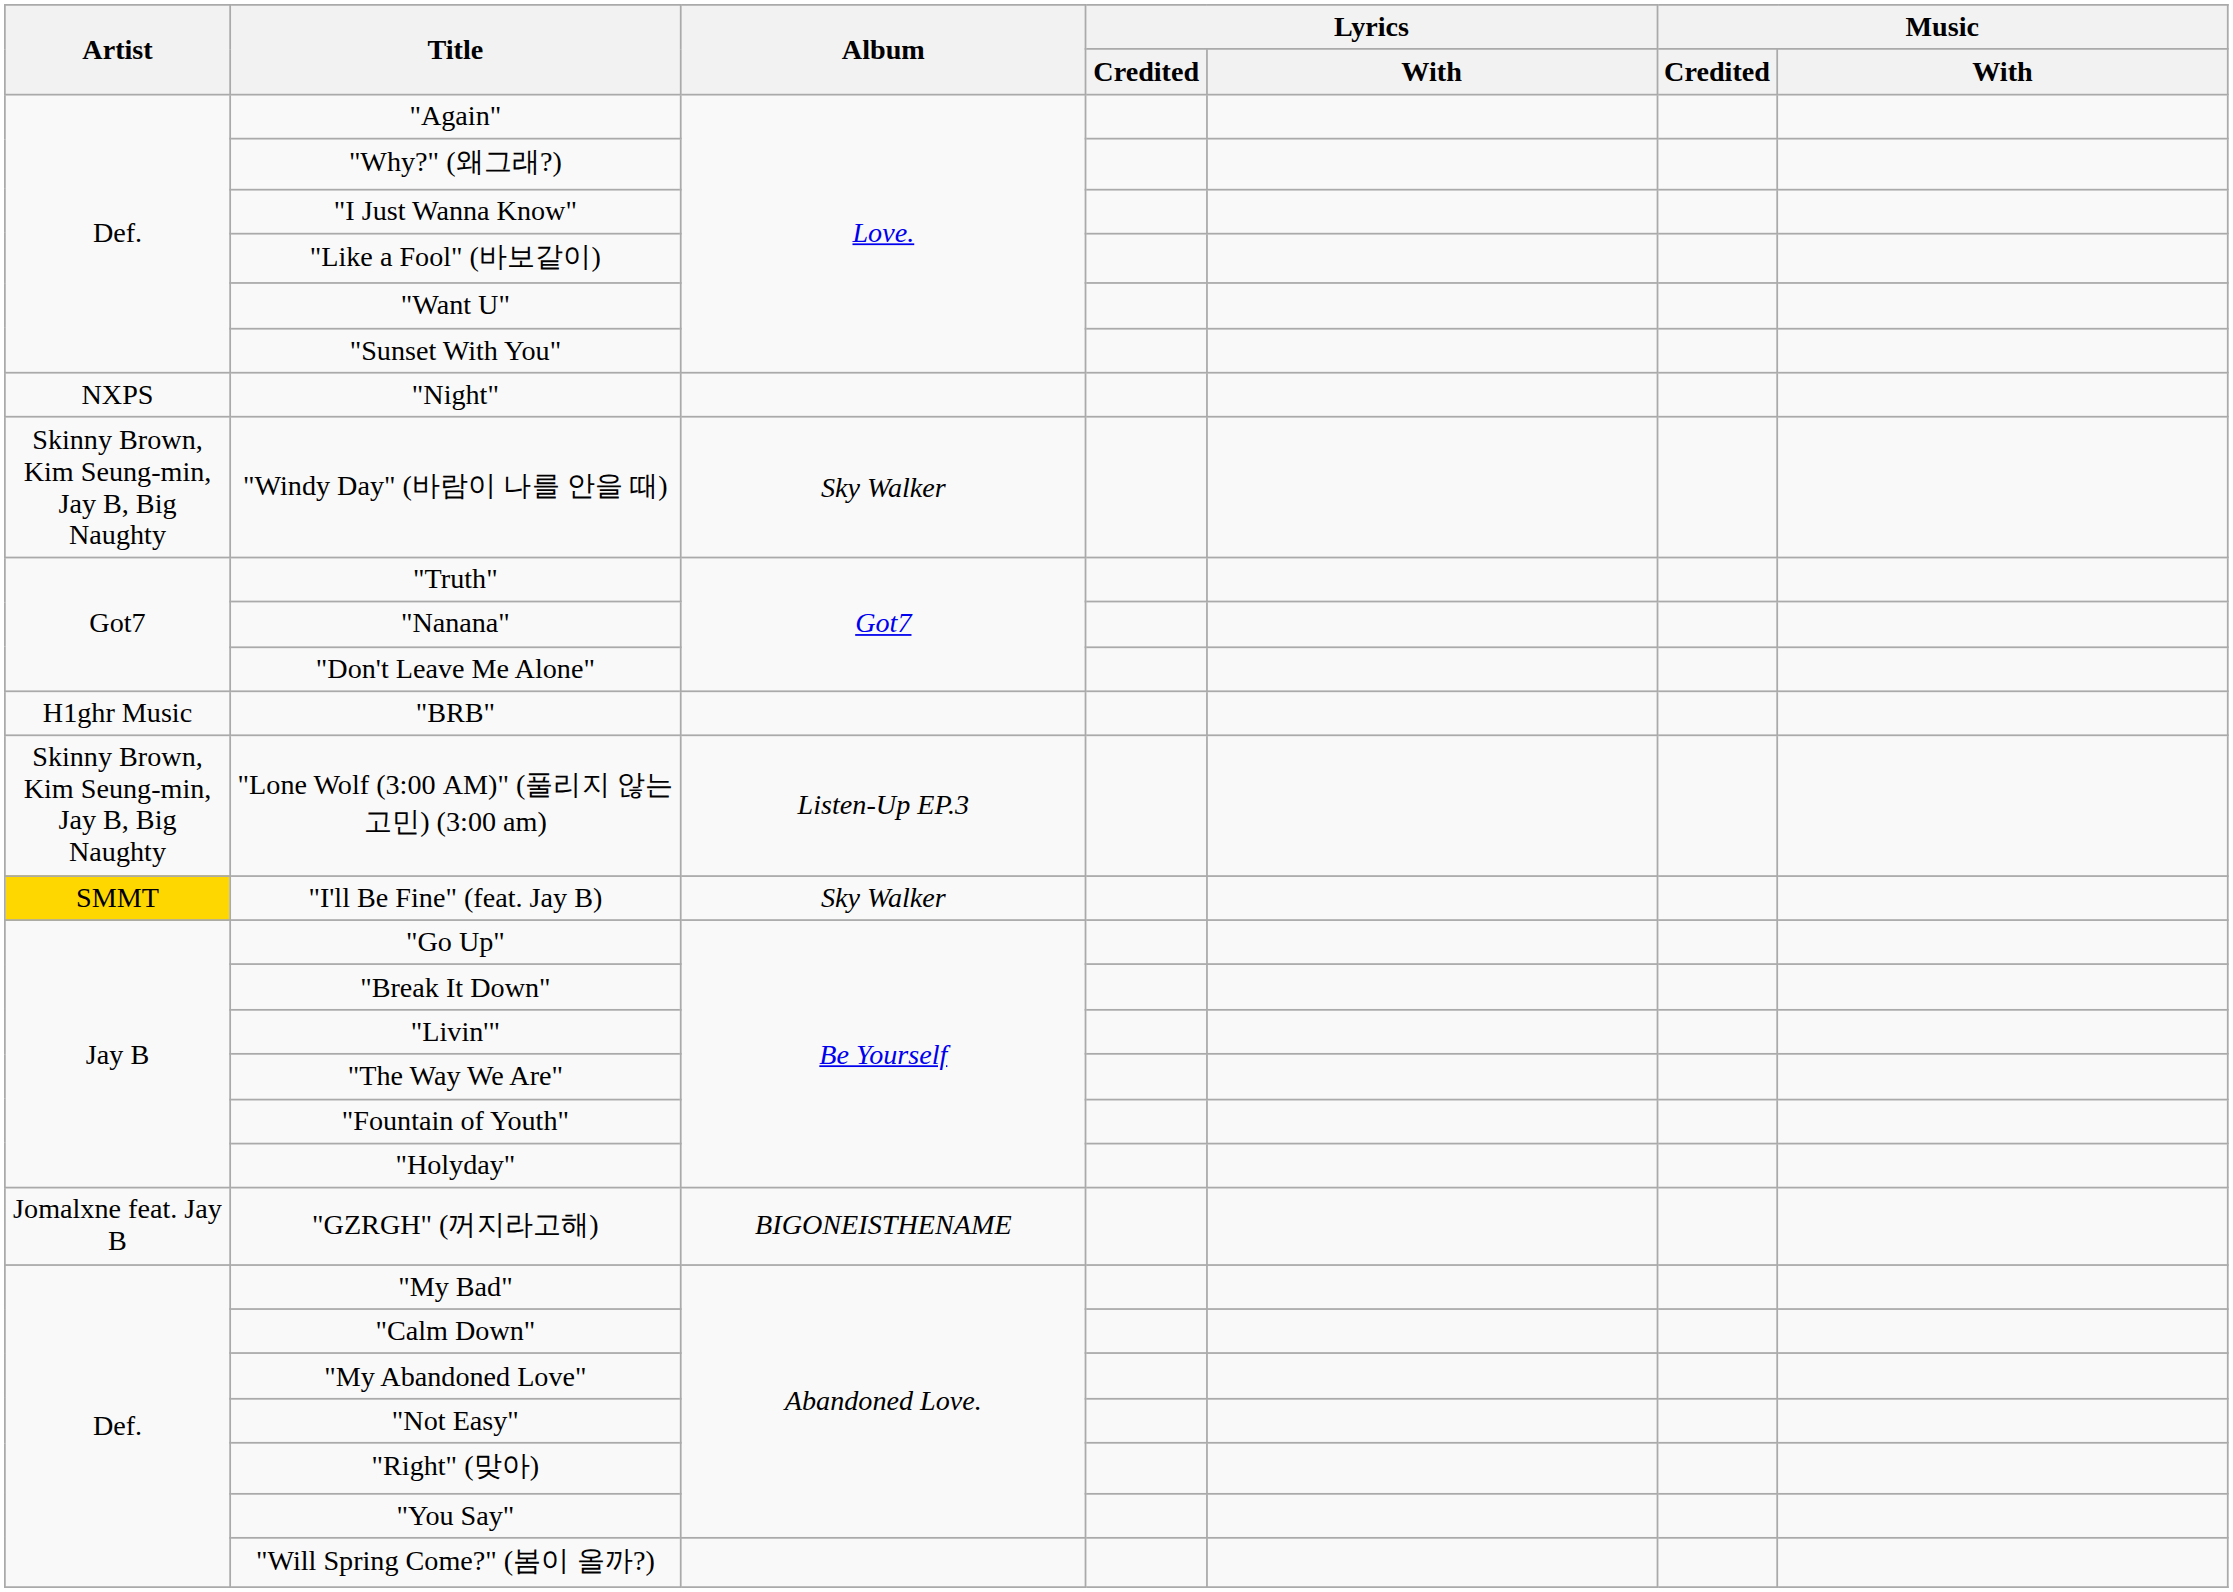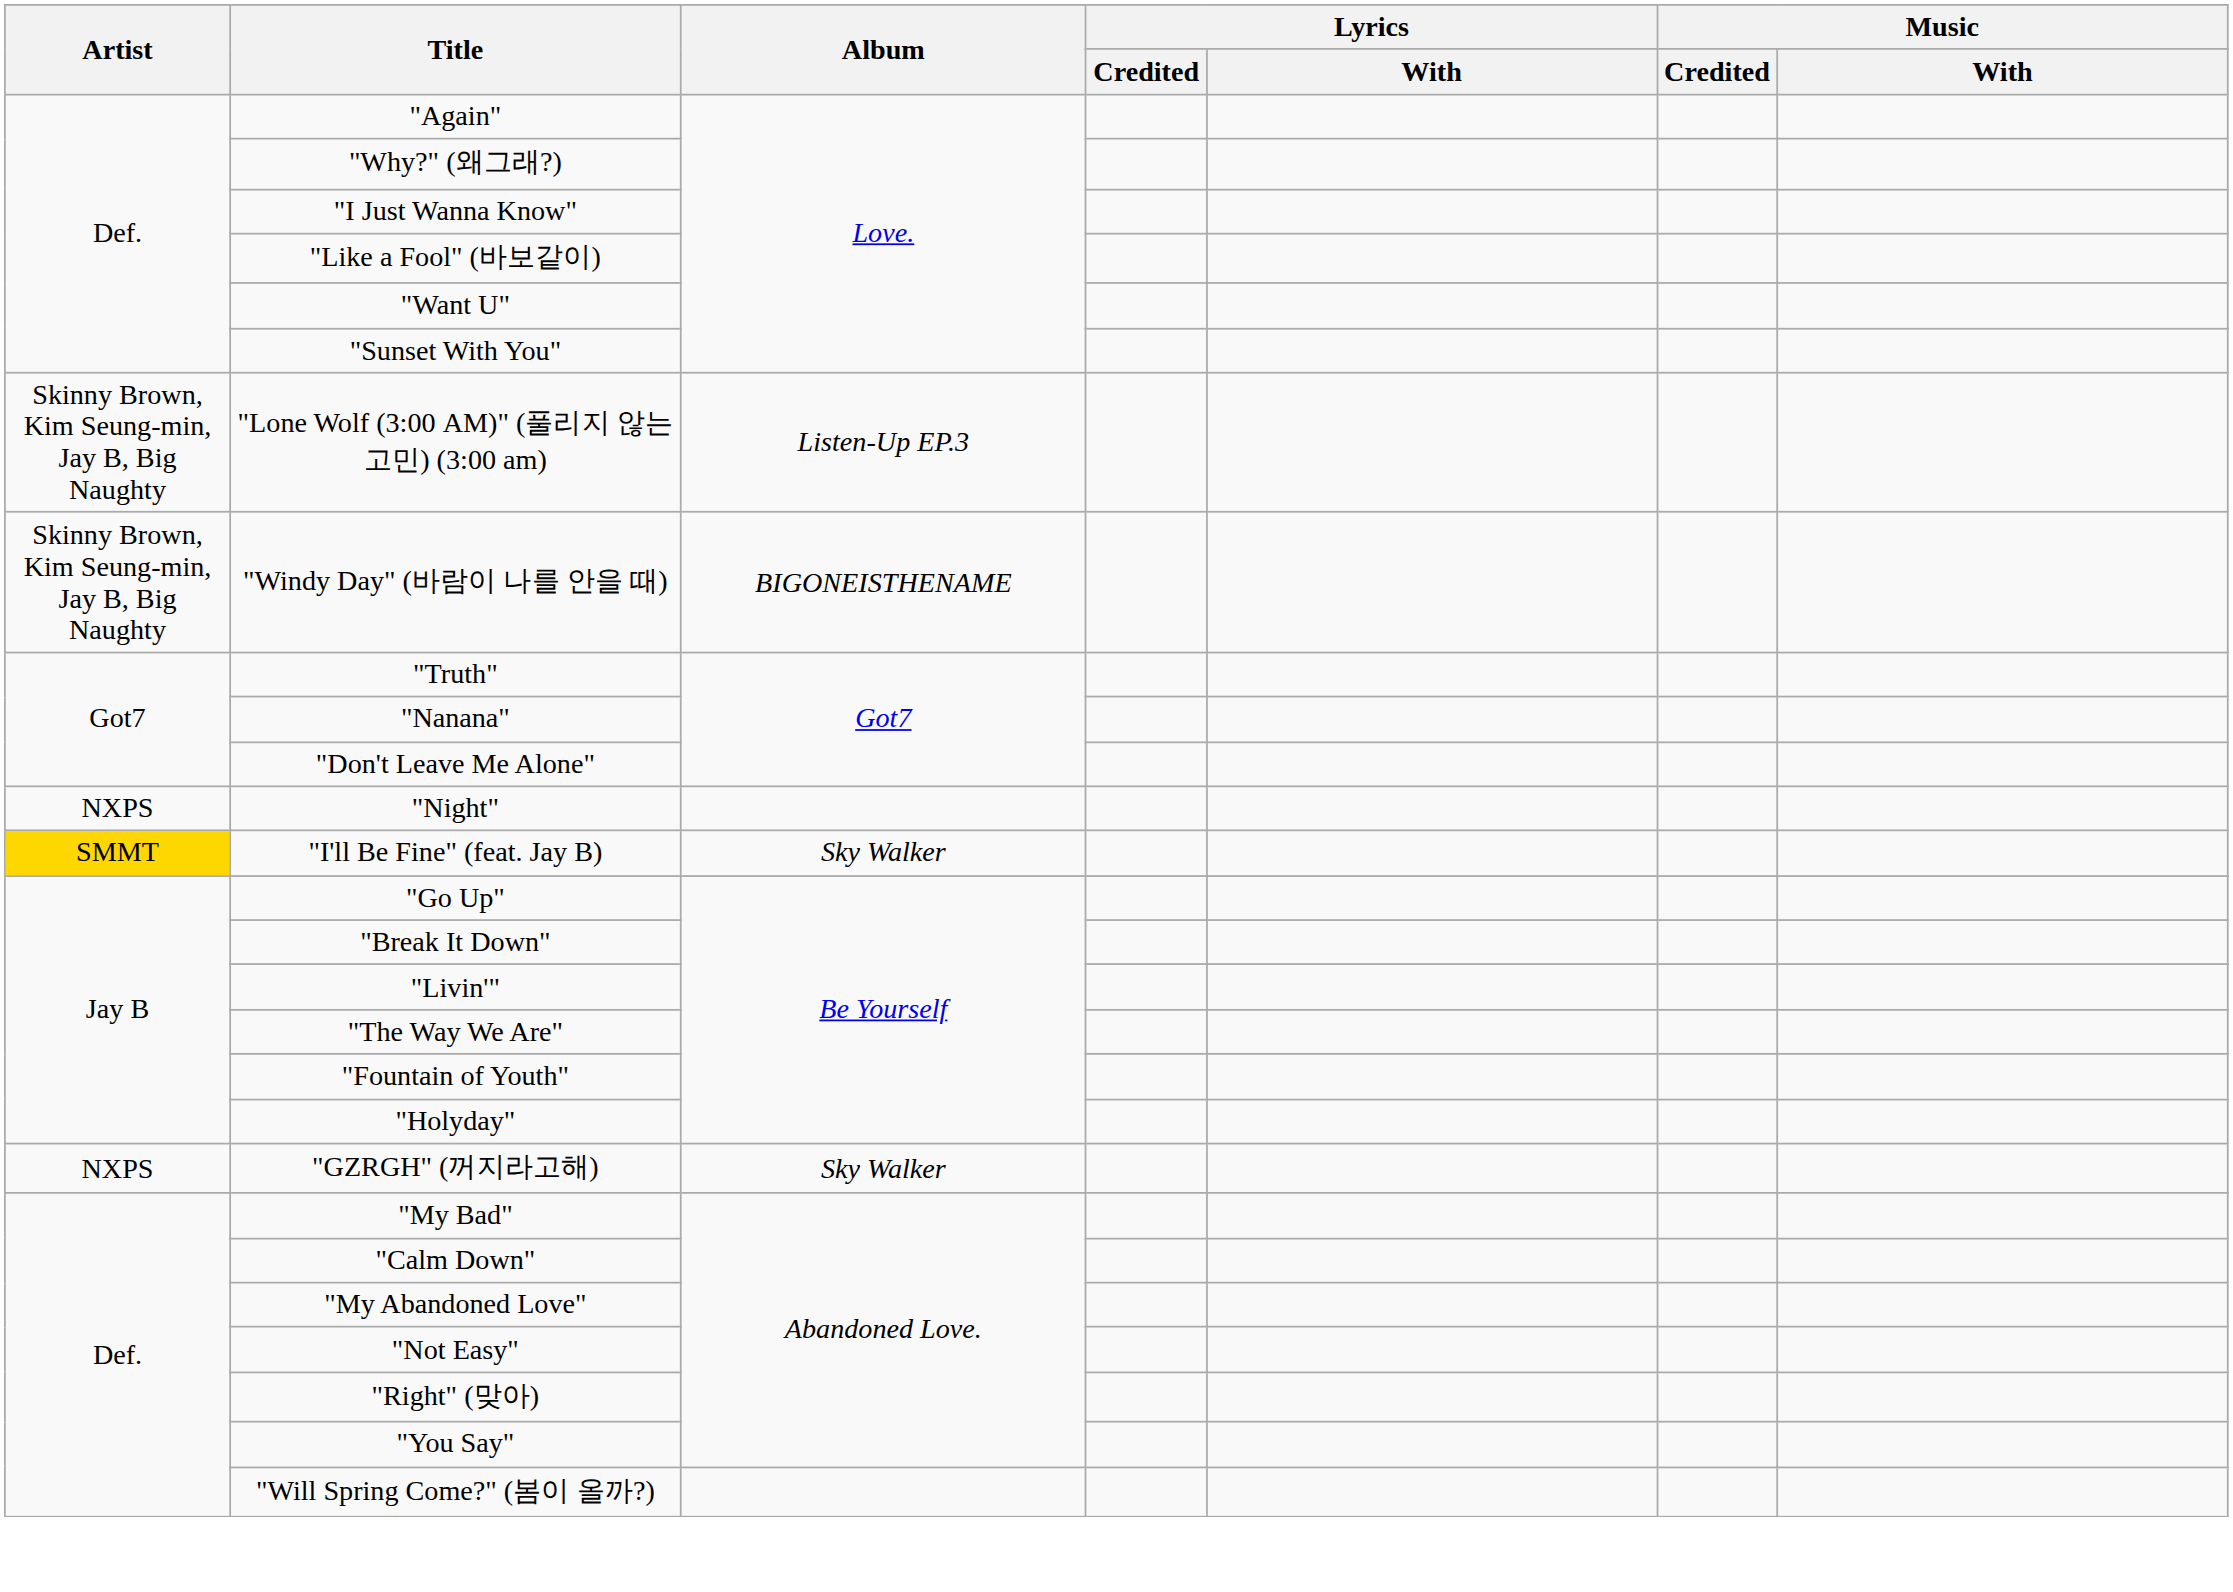rows swapped: (455, 394) <-> (455, 804)
(883, 486) Sky Walker -> (883, 581) BIGONEISTHENAME
- row: (455, 713)
(117, 1225) Jomalxne feat. Jay B -> (117, 1167) NXPS
(883, 1225) BIGONEISTHENAME -> (883, 1167) Sky Walker
